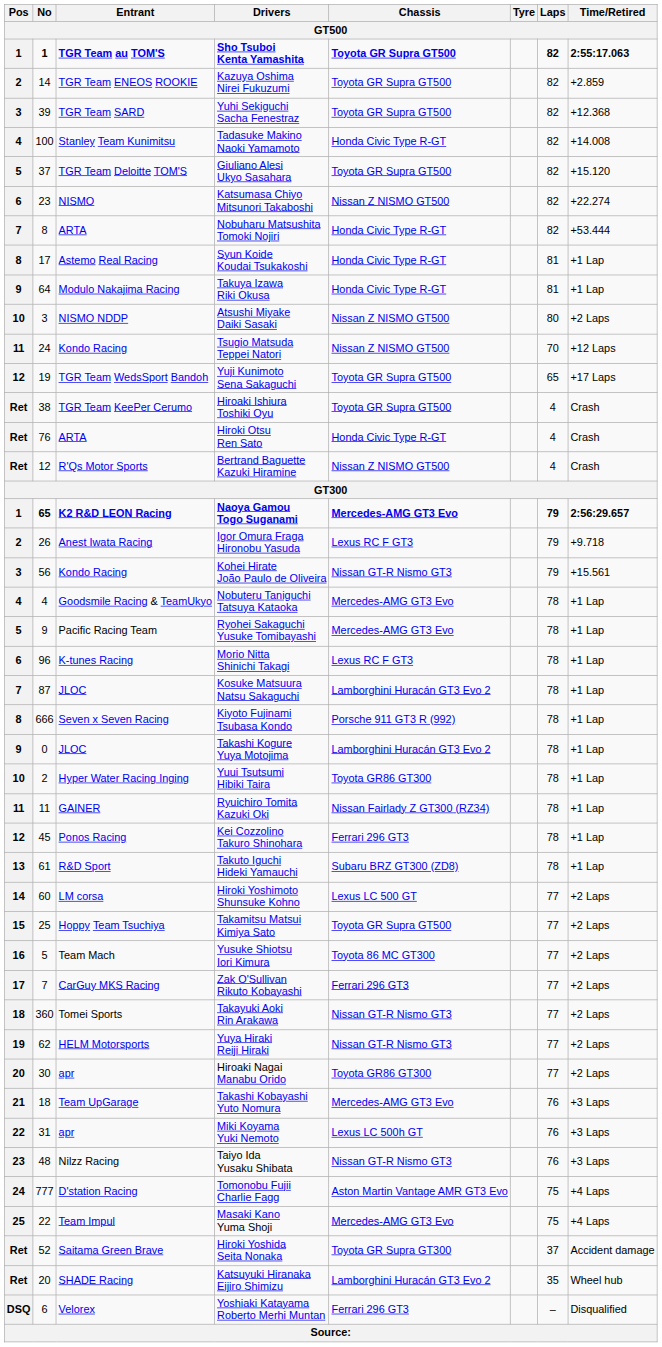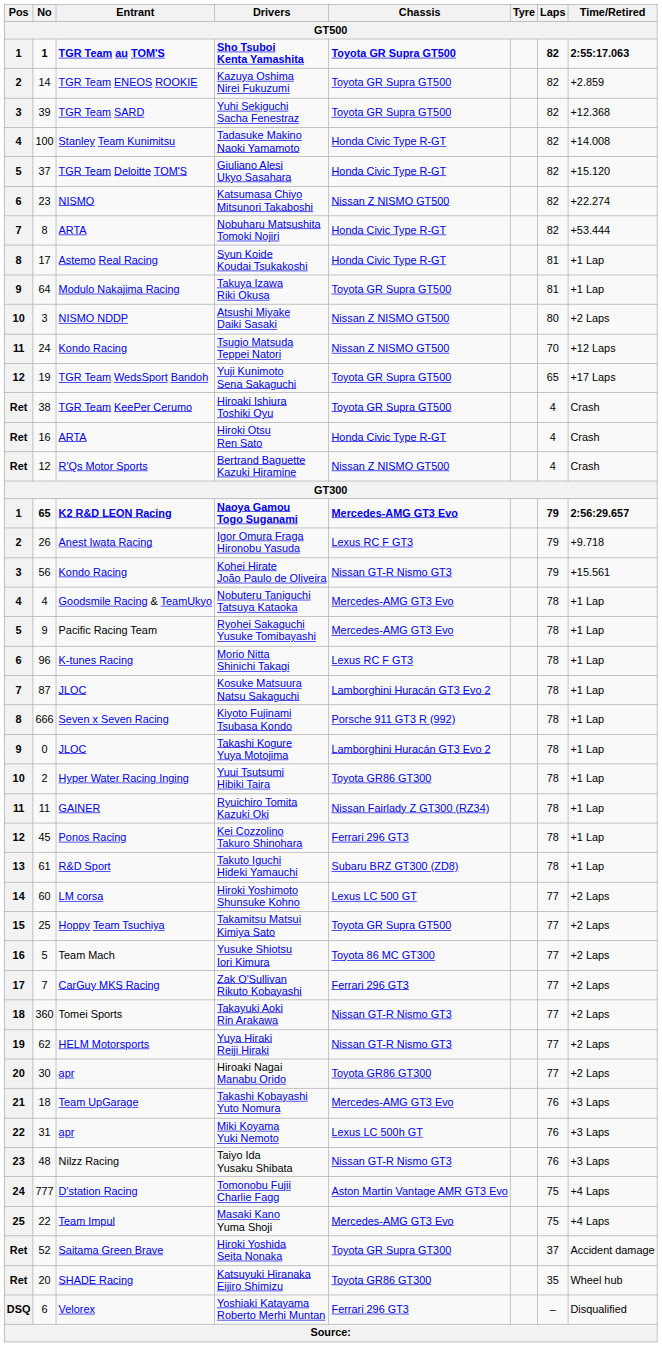(391, 171) Toyota GR Supra GT500 -> (389, 171) Honda Civic Type R-GT
(389, 289) Honda Civic Type R-GT -> (391, 289) Toyota GR Supra GT500
(45, 437) 76 -> (45, 437) 16
(411, 1280) Lamborghini Huracán GT3 Evo 2 -> (381, 1280) Toyota GR86 GT300
